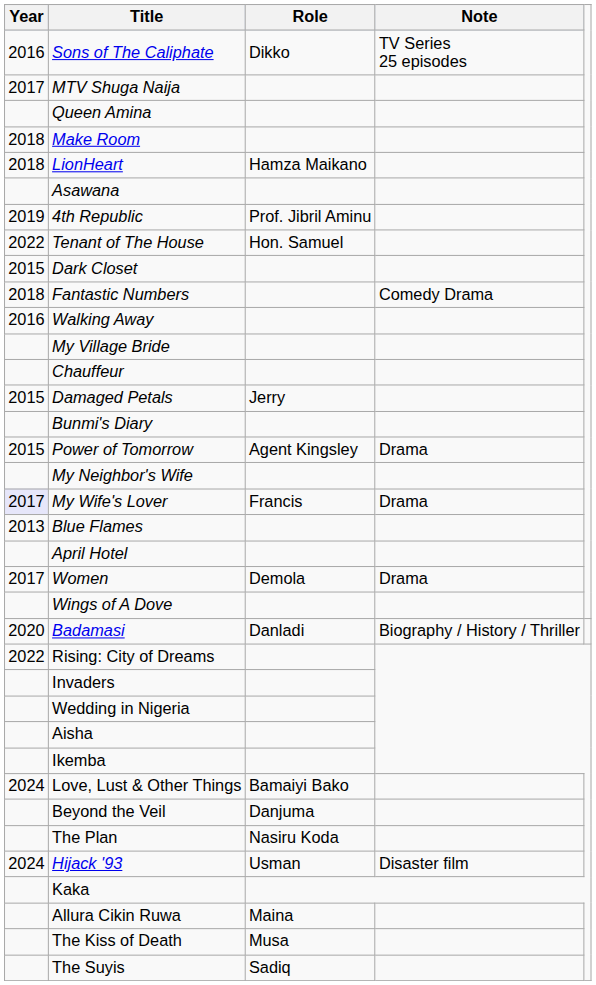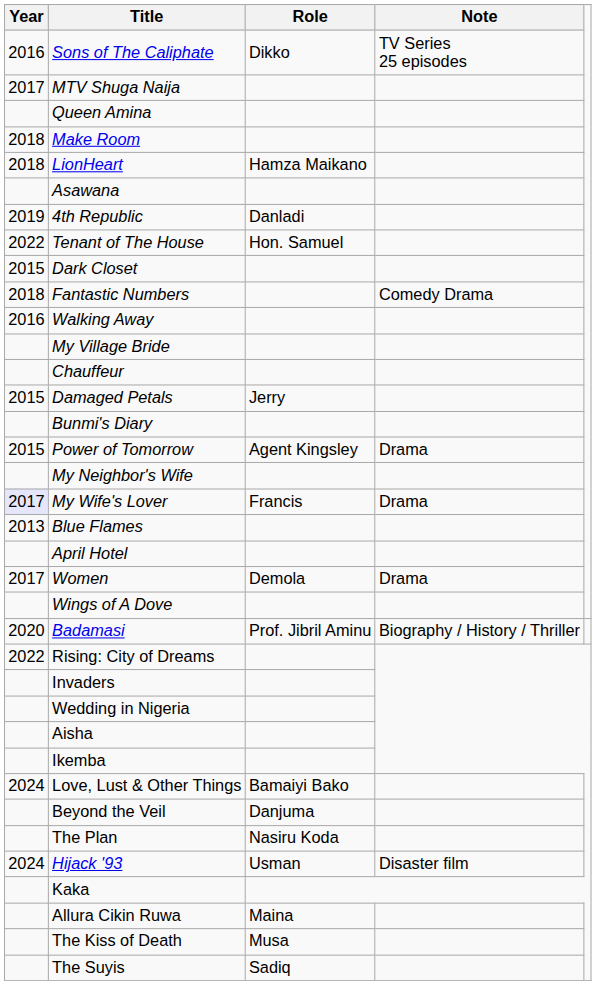(310, 216) Prof. Jibril Aminu -> (277, 216) Danladi
(277, 631) Danladi -> (310, 631) Prof. Jibril Aminu
